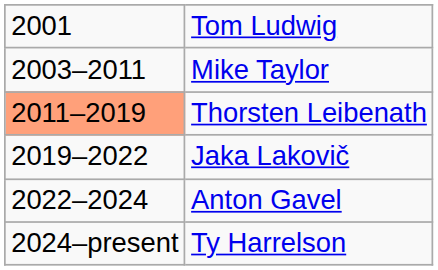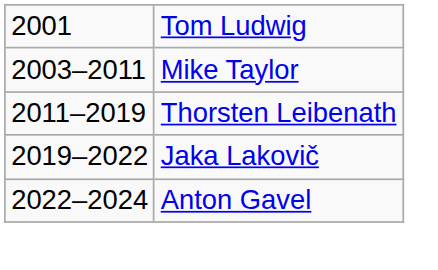(79, 112) lightsalmon background -> (79, 112) no background
- row: (269, 243)
